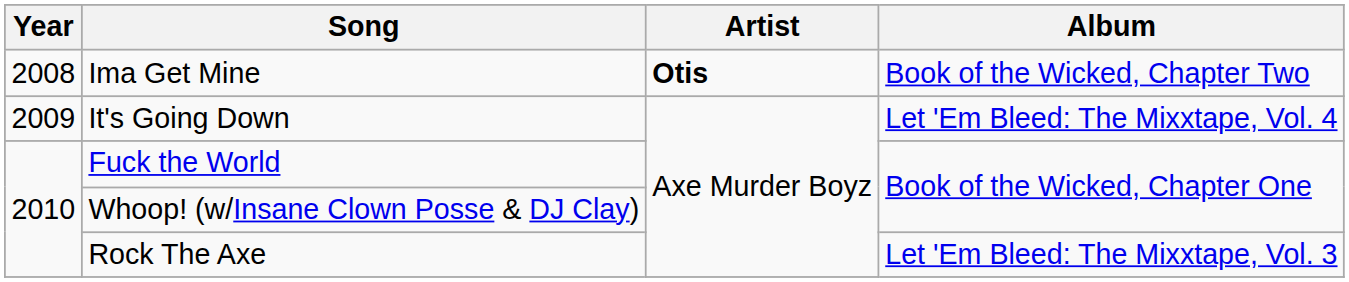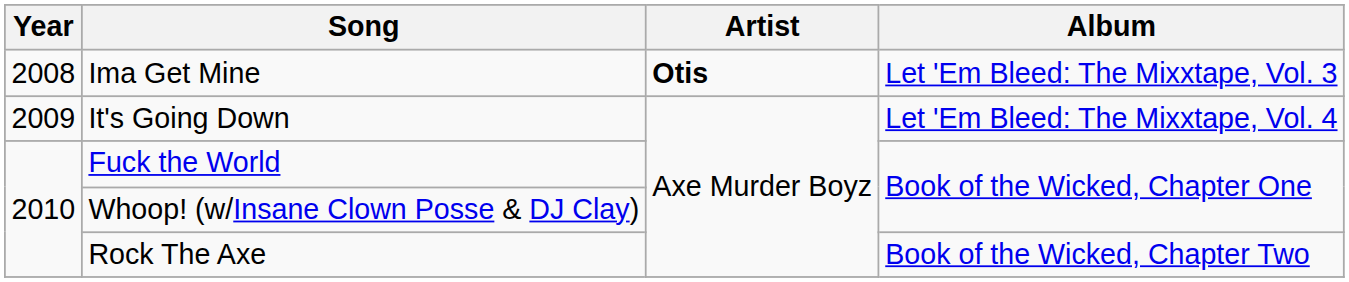(1097, 72) Book of the Wicked, Chapter Two -> (1111, 72) Let 'Em Bleed: The Mixxtape, Vol. 3
(1111, 254) Let 'Em Bleed: The Mixxtape, Vol. 3 -> (1097, 254) Book of the Wicked, Chapter Two
